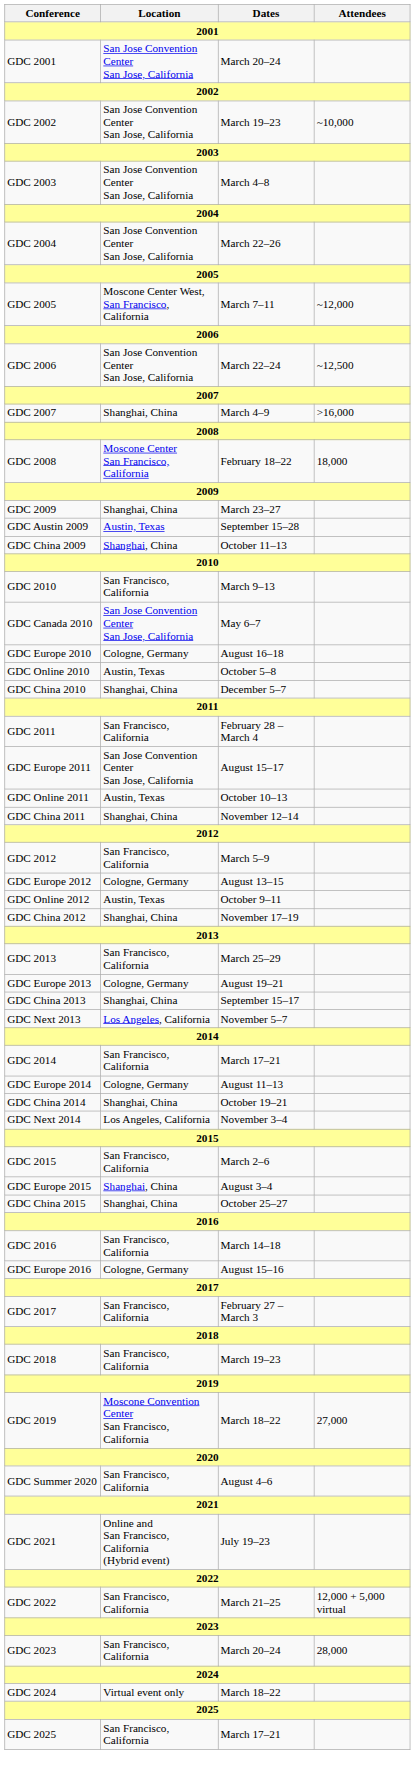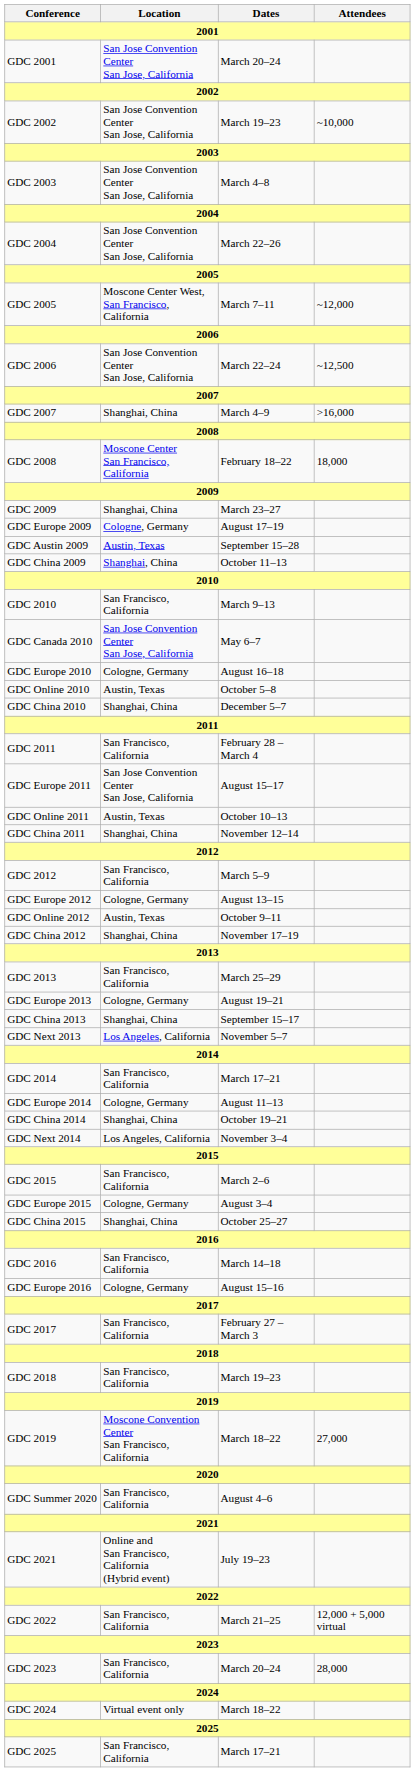+ row: (49, 527)
(140, 1186) Shanghai, China -> (146, 1203) Cologne, Germany
